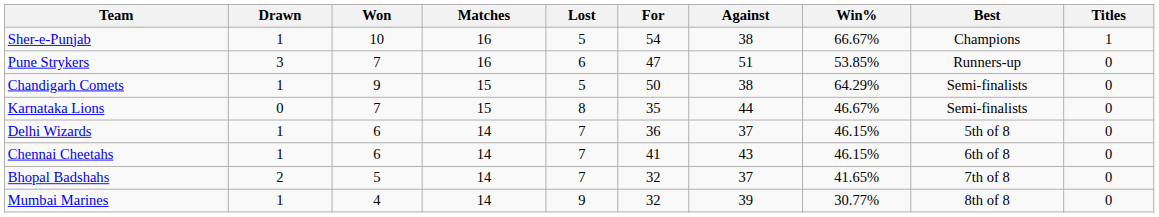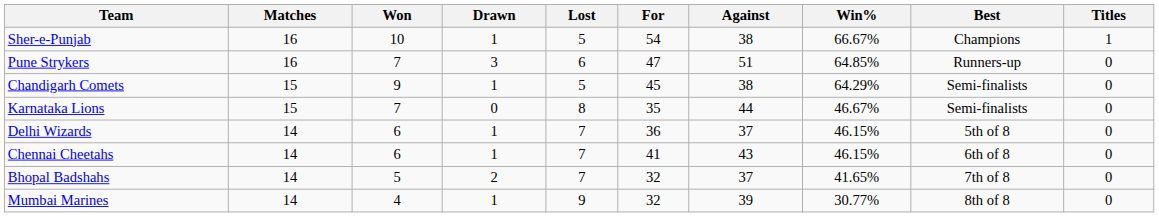columns swapped: (484, 16) <-> (280, 16)
(857, 62) 53.85% -> (857, 62) 64.85%
(653, 85) 50 -> (653, 85) 45
